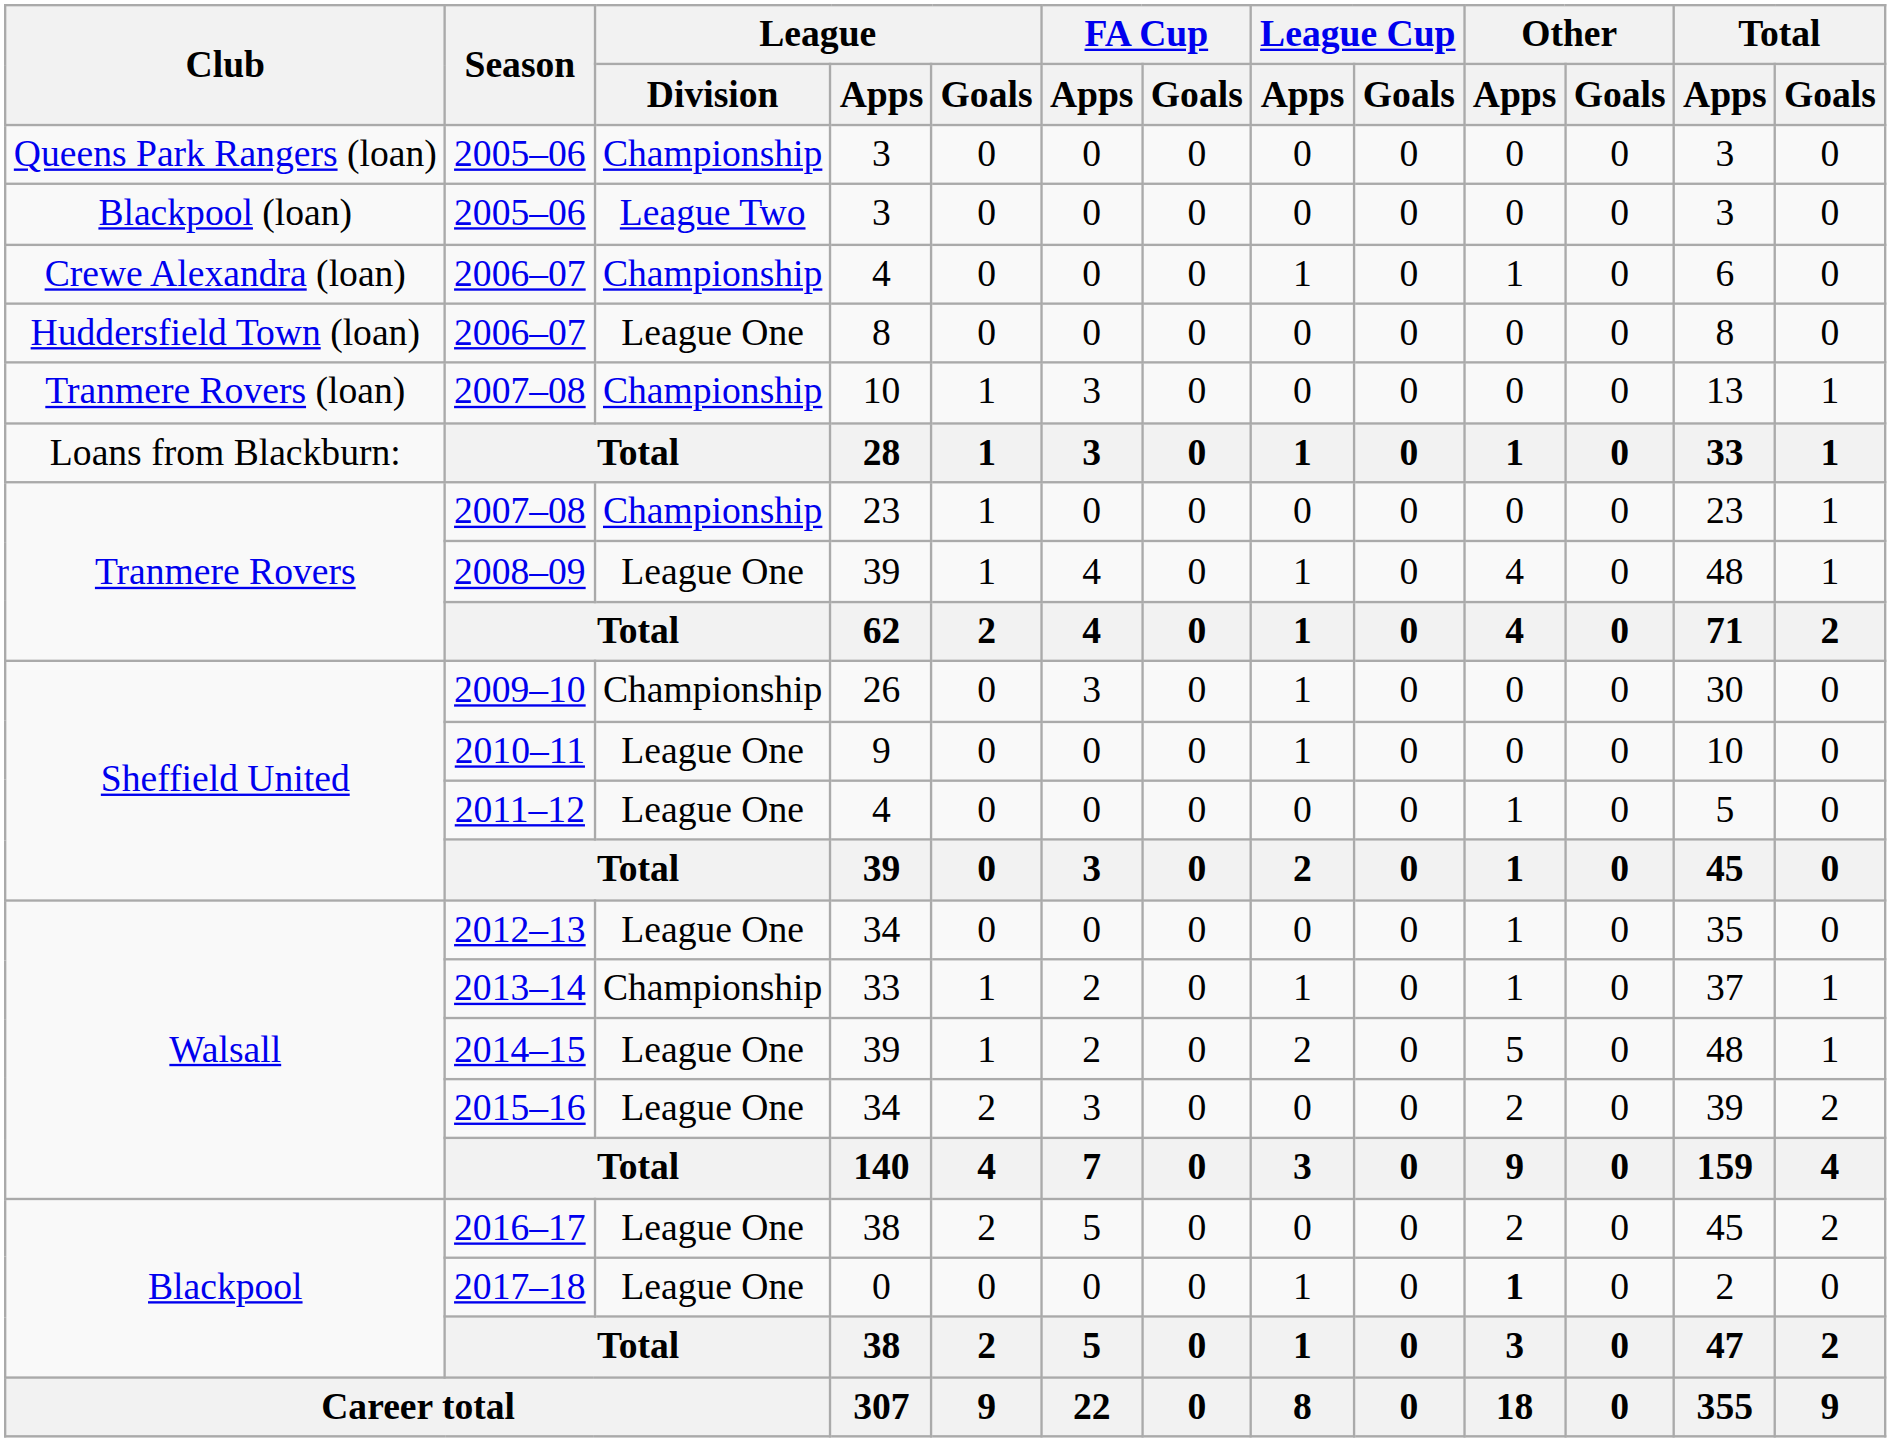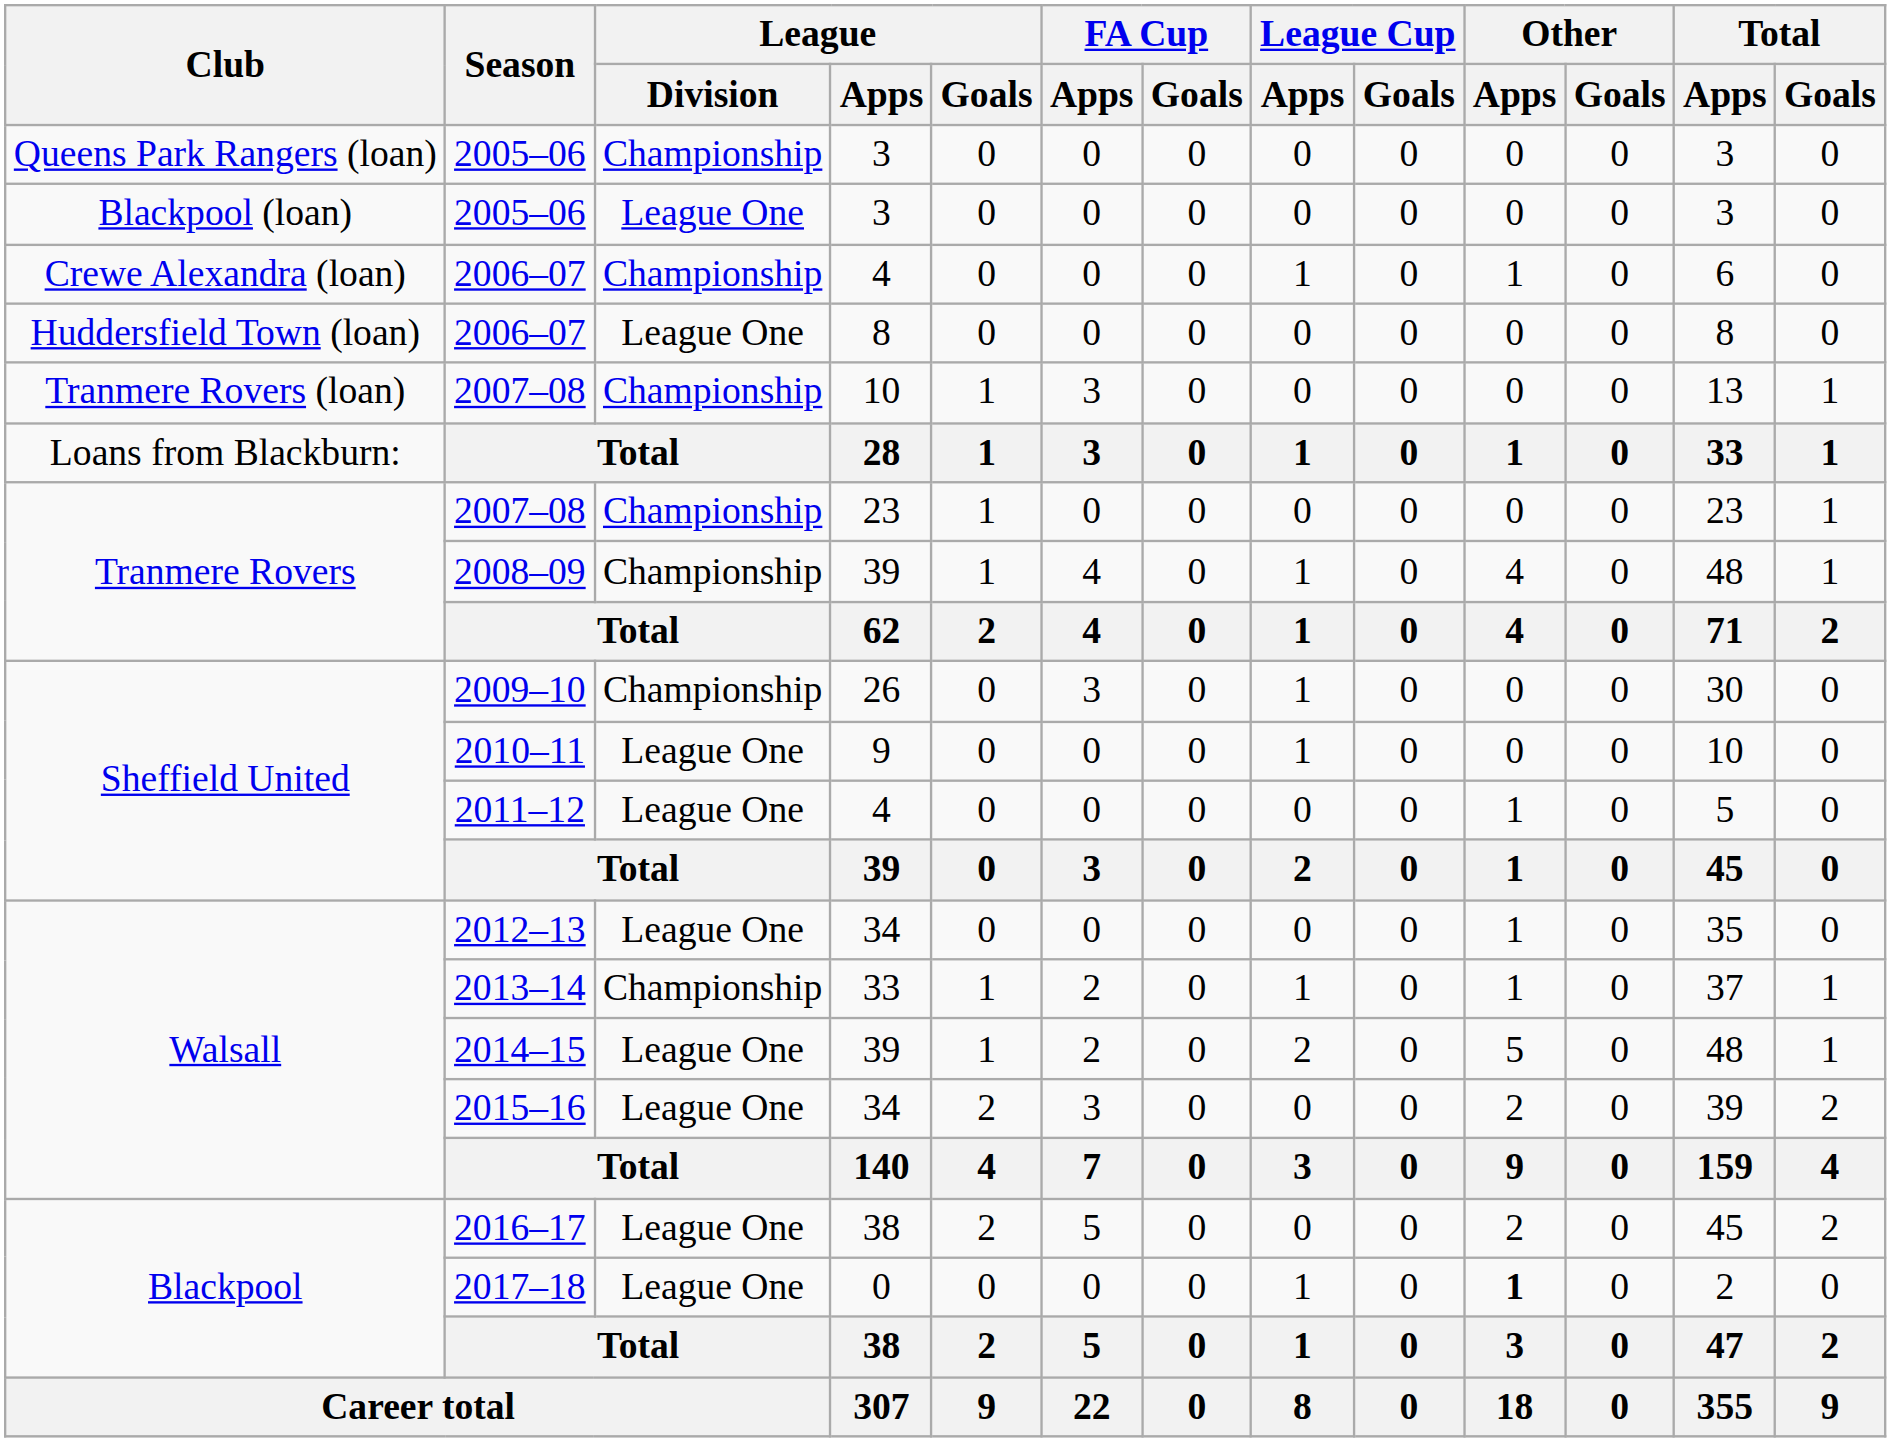(713, 213) League Two -> (713, 213) League One
(713, 570) League One -> (713, 570) Championship
